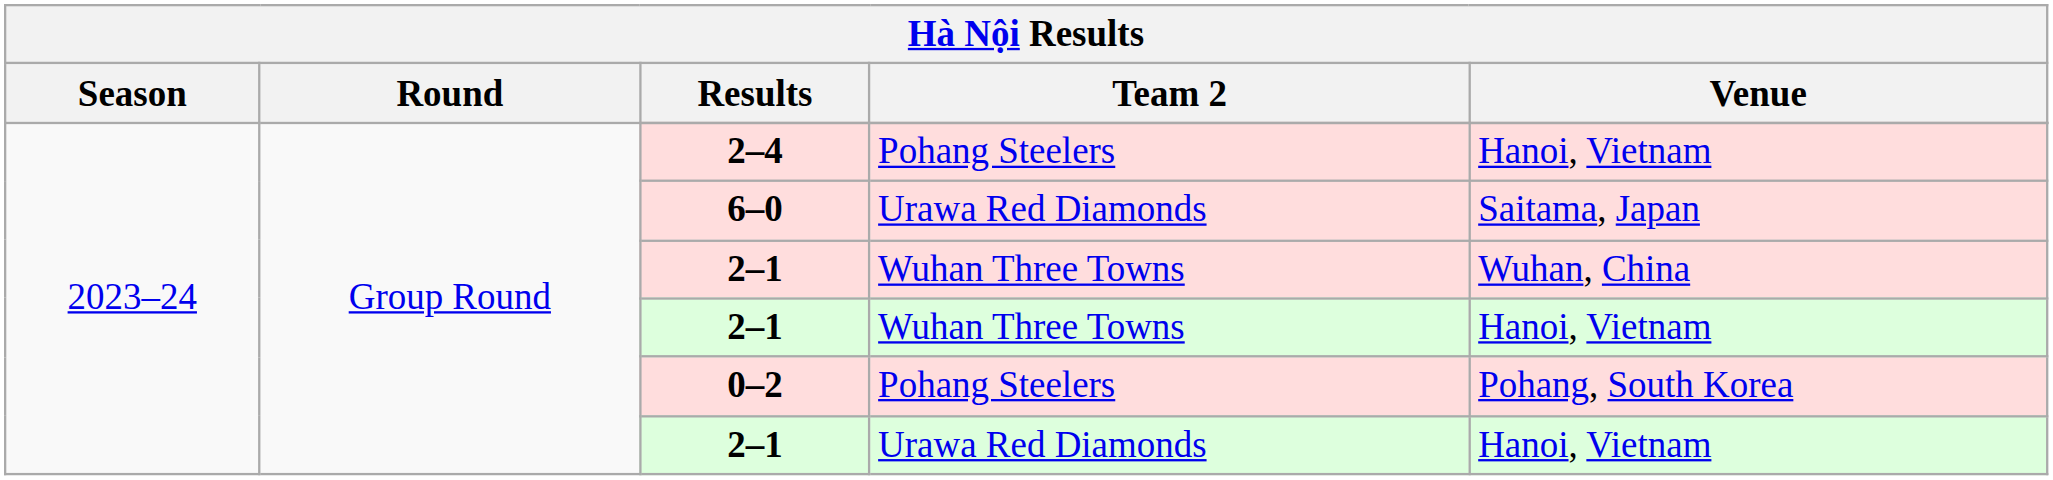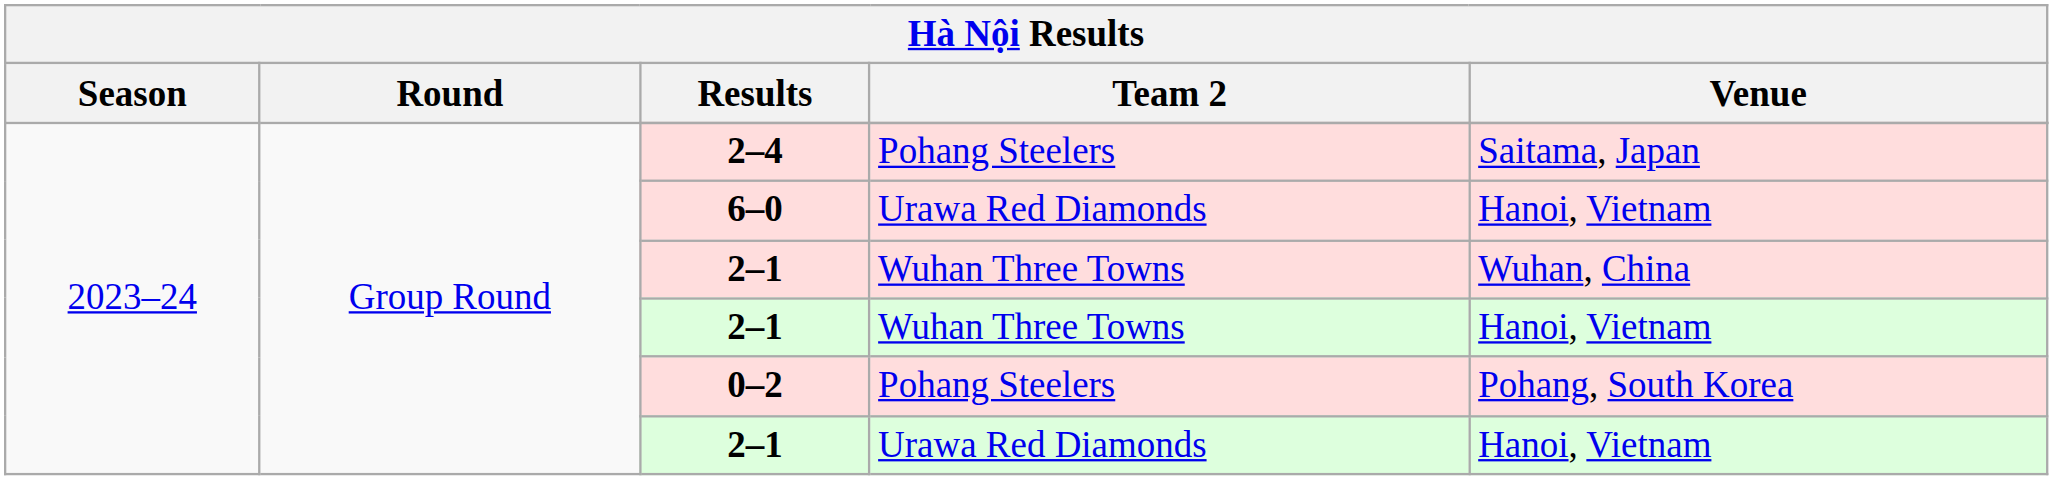(1595, 151) Hanoi, Vietnam -> (1589, 151) Saitama, Japan
(1589, 209) Saitama, Japan -> (1595, 209) Hanoi, Vietnam
